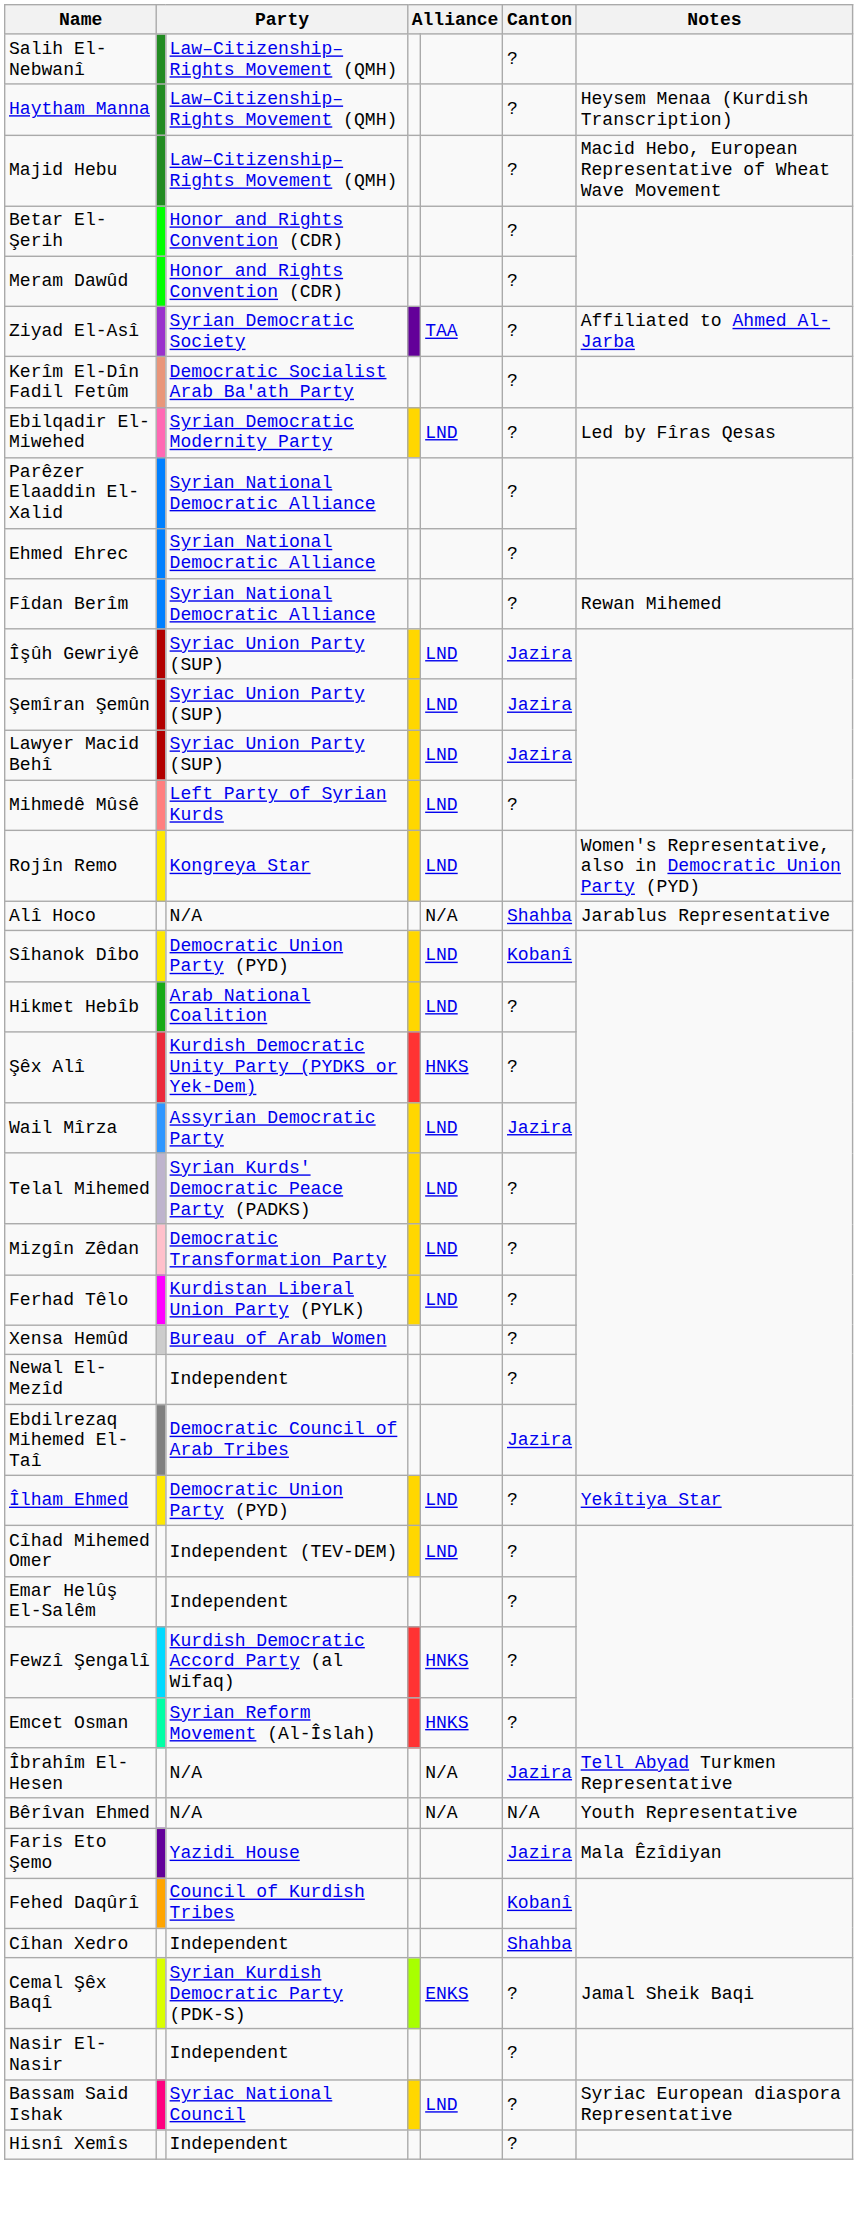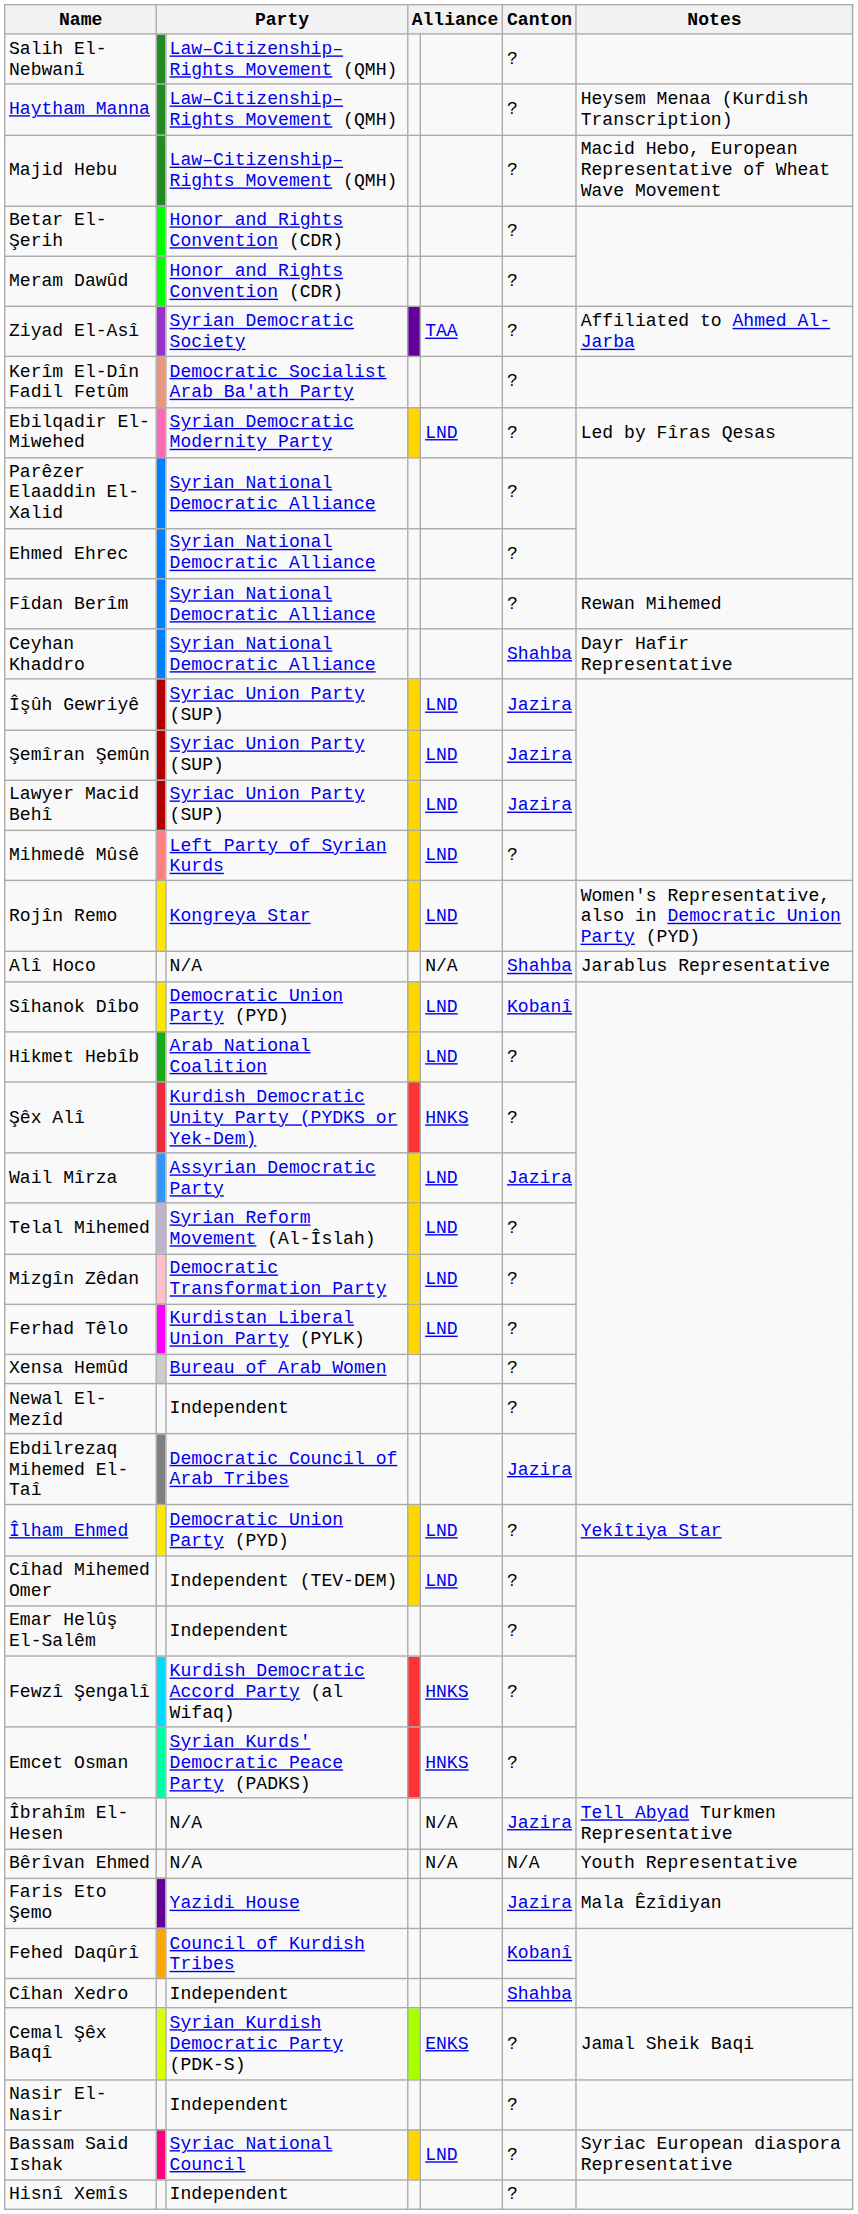+ row: (47, 654)
(256, 1189) Syrian Kurds' Democratic Peace Party (PADKS) -> (273, 1228) Syrian Reform Movement (Al-Îslah)
(273, 1723) Syrian Reform Movement (Al-Îslah) -> (256, 1763) Syrian Kurds' Democratic Peace Party (PADKS)
